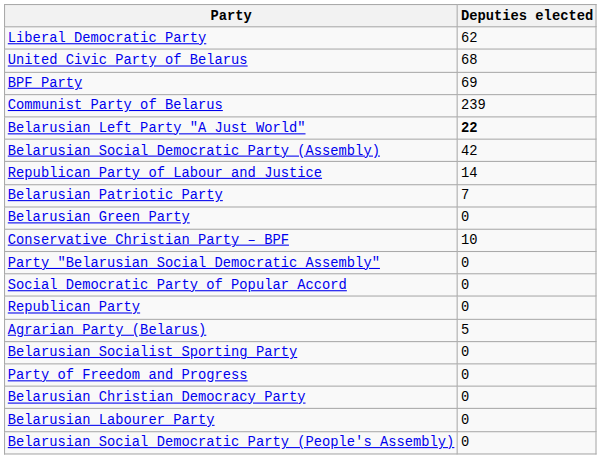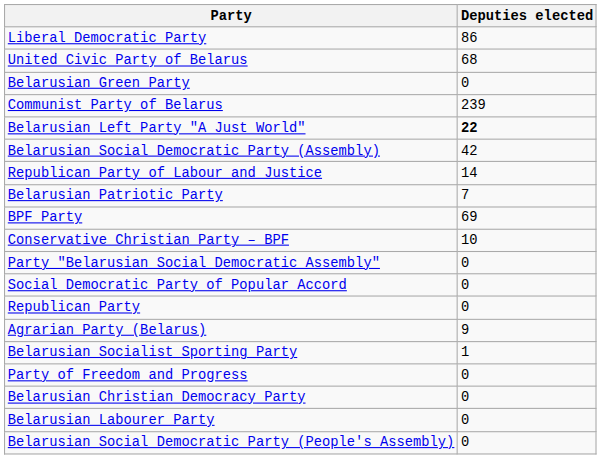(469, 38) 62 -> (469, 38) 86
rows swapped: (45, 83) <-> (99, 218)
(465, 330) 5 -> (465, 330) 9
(465, 353) 0 -> (465, 353) 1
